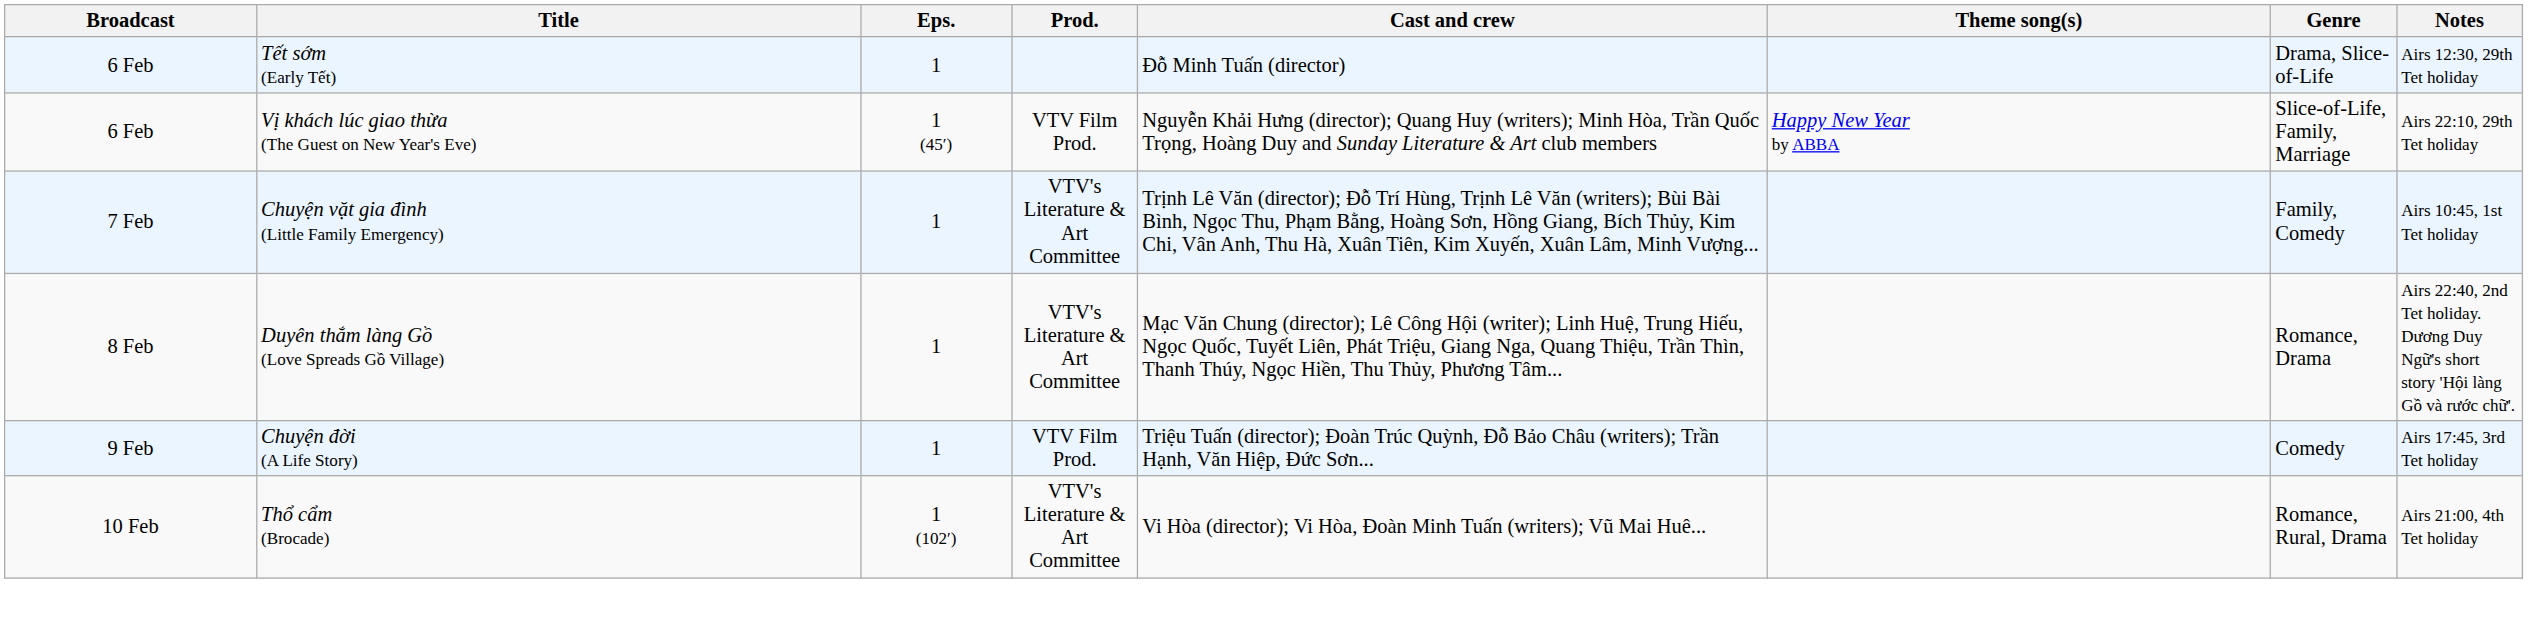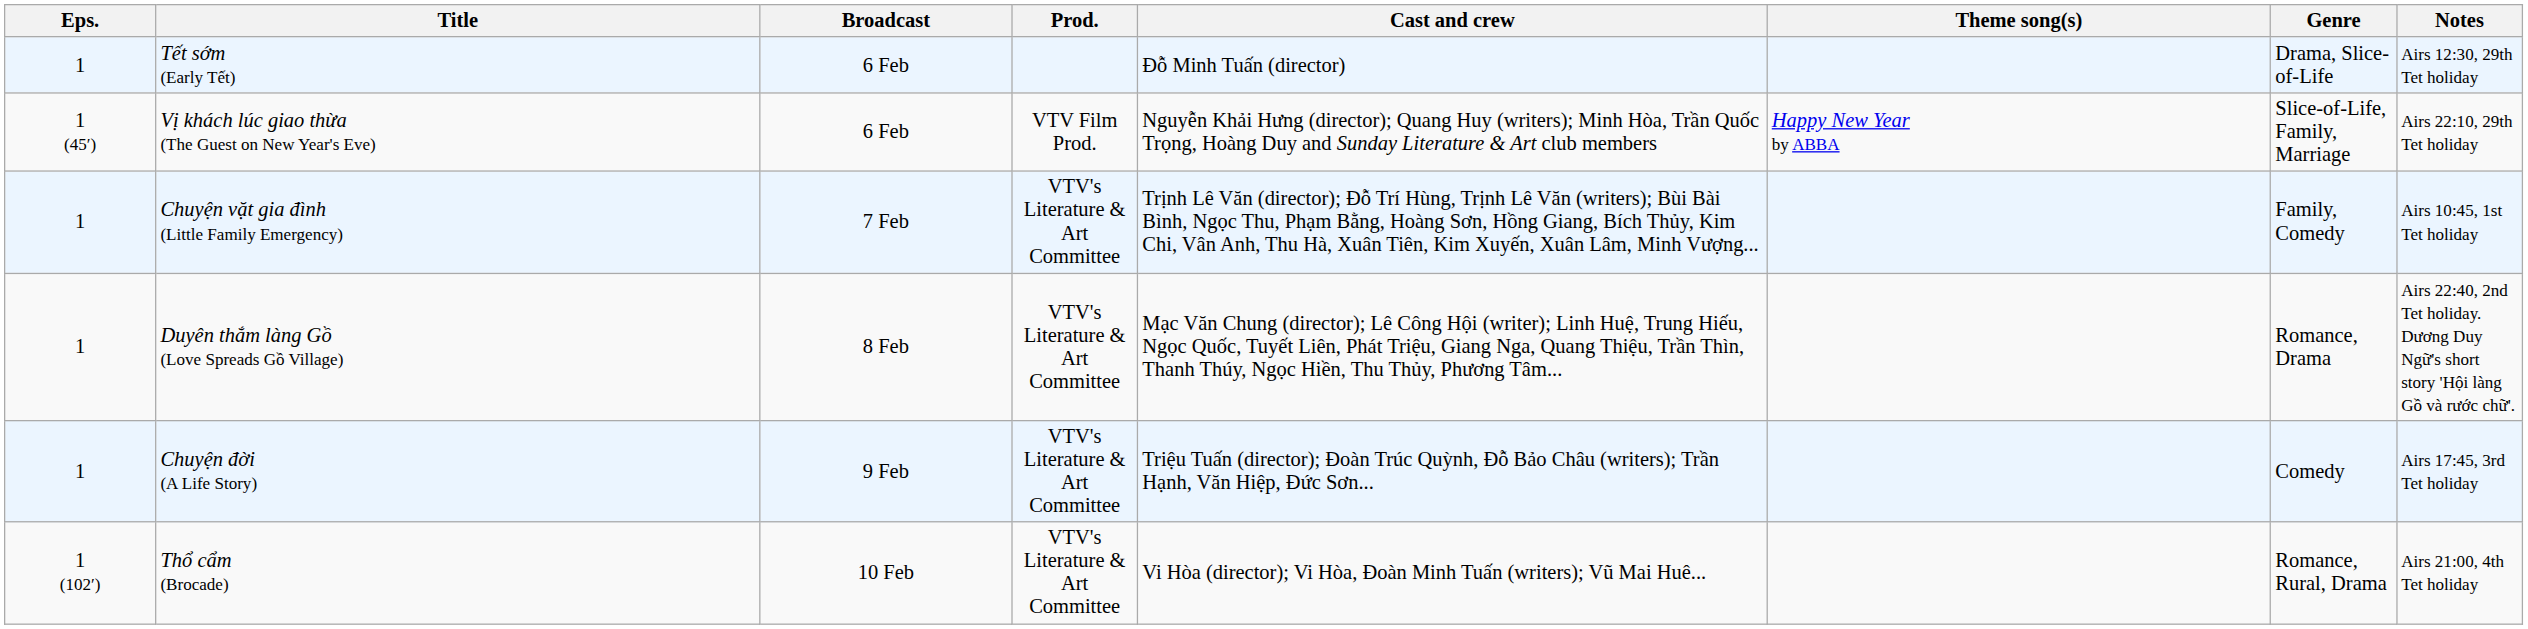columns swapped: (131, 20) <-> (936, 20)
(1075, 448) VTV Film Prod. -> (1075, 471) VTV's Literature & Art Committee
